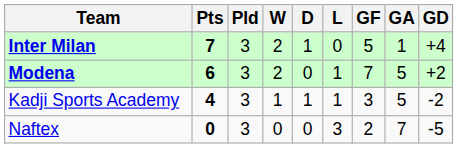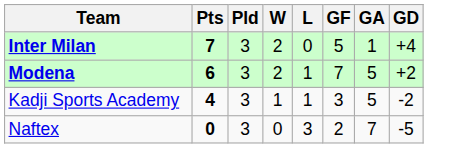- column: (308, 18)
